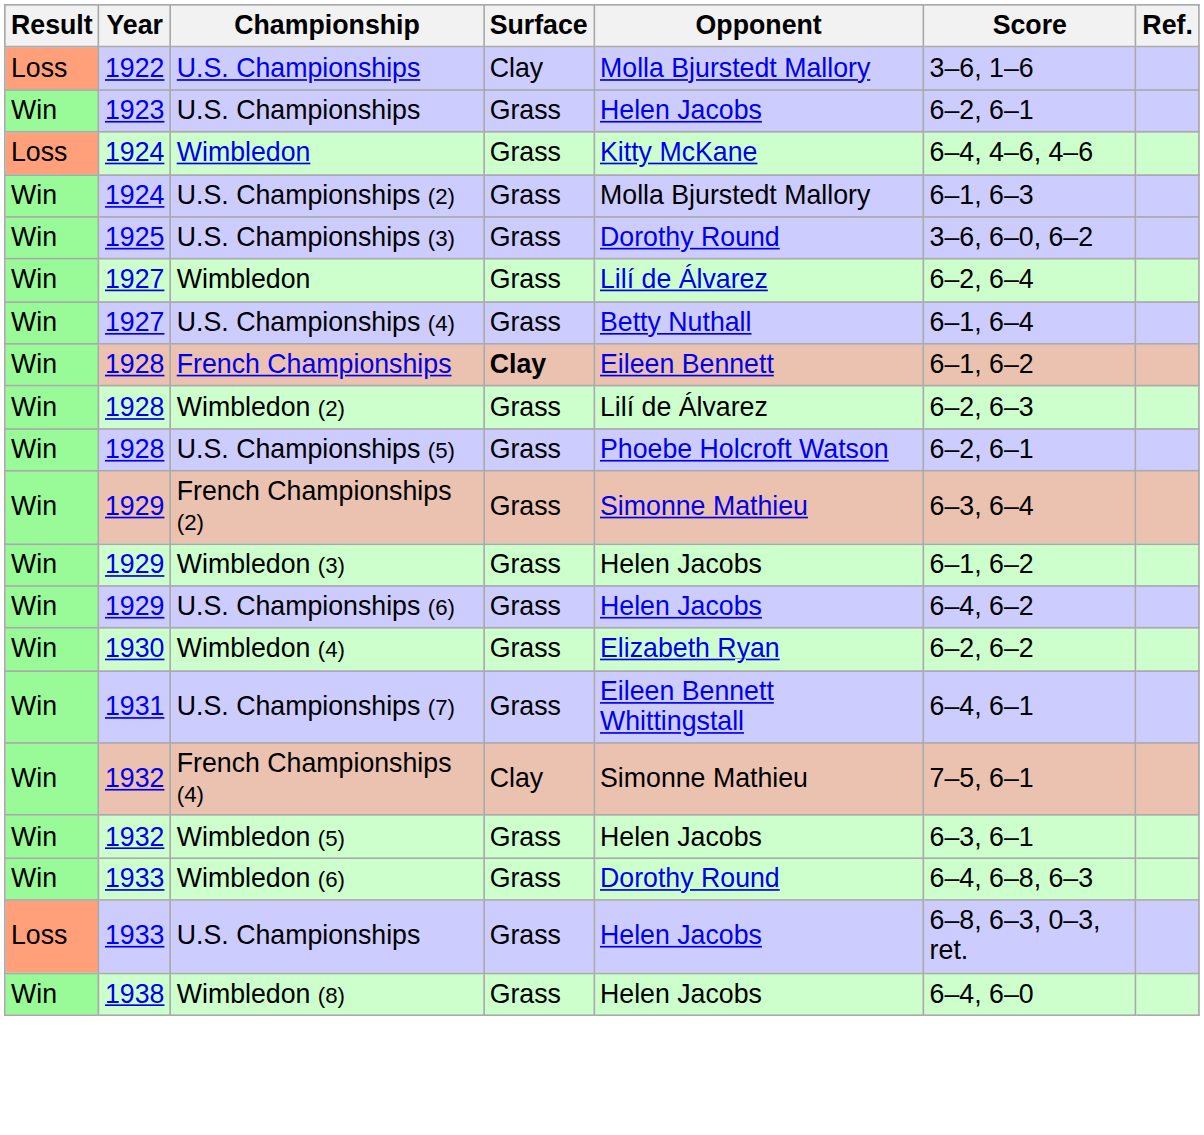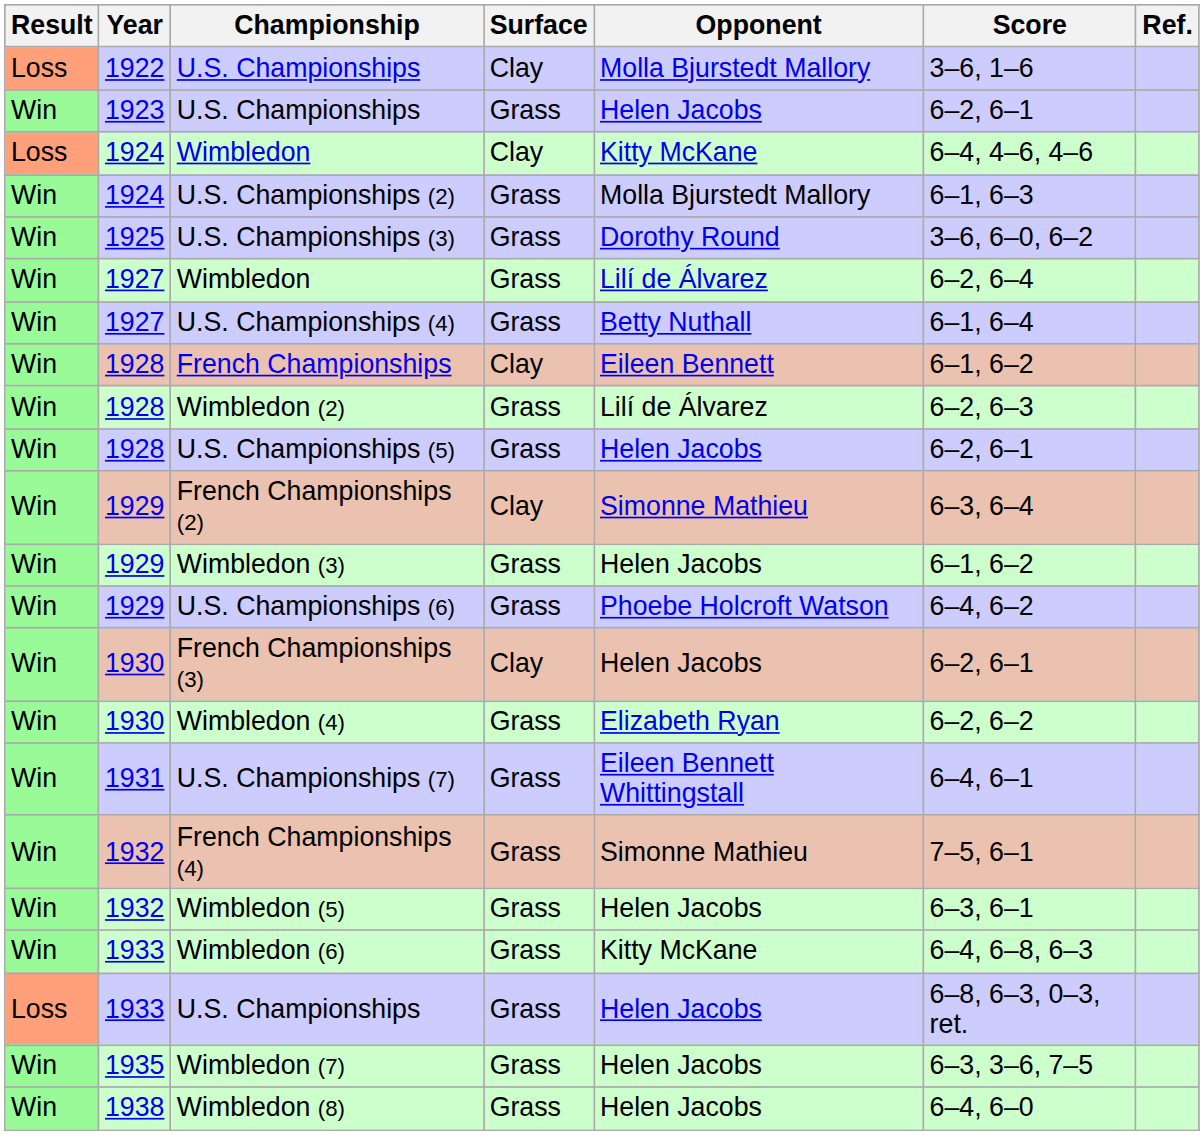(525, 152) Grass -> (516, 152) Clay
(518, 364) bold -> (516, 364) normal
(744, 449) Phoebe Holcroft Watson -> (681, 449) Helen Jacobs
(525, 506) Grass -> (516, 506) Clay
(681, 606) Helen Jacobs -> (744, 606) Phoebe Holcroft Watson
+ row: (135, 664)
(516, 778) Clay -> (525, 851) Grass
(690, 878) Dorothy Round -> (679, 951) Kitty McKane
+ row: (135, 1065)
